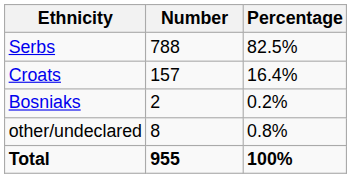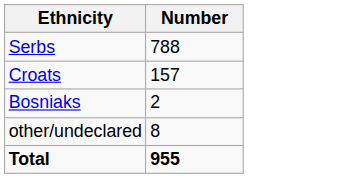- column: (295, 18)
